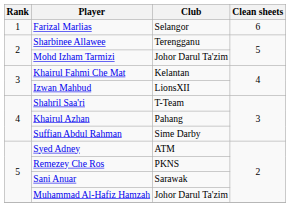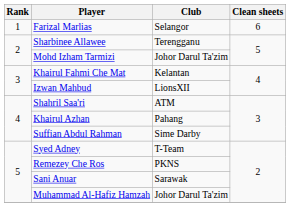(169, 103) T-Team -> (165, 103) ATM
(165, 149) ATM -> (169, 149) T-Team
